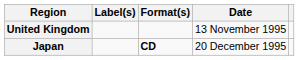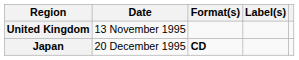columns swapped: (241, 13) <-> (115, 13)
